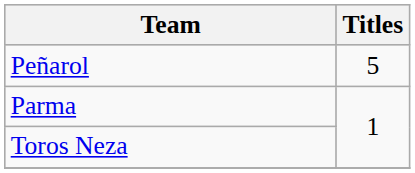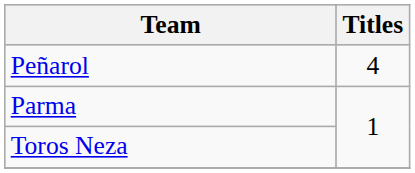(373, 65) 5 -> (373, 65) 4
